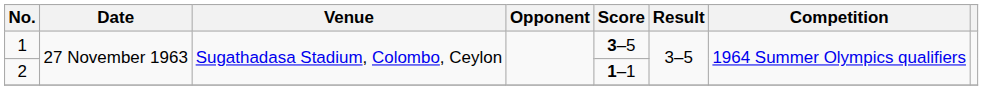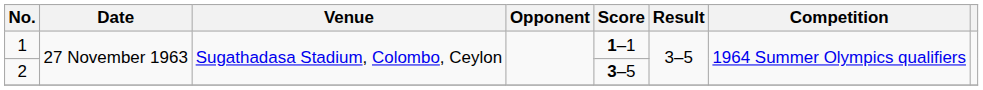(621, 44) 3–5 -> (621, 44) 1–1
(621, 71) 1–1 -> (621, 71) 3–5
